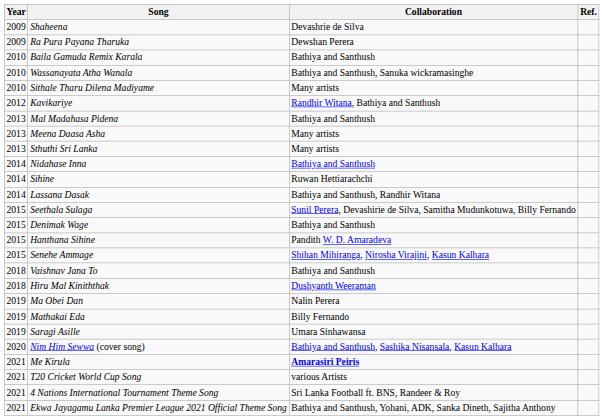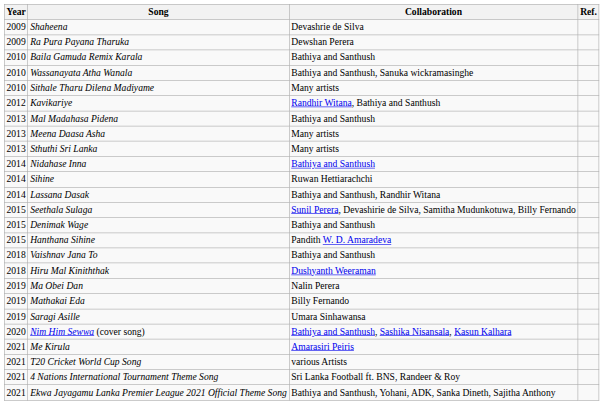- row: (62, 255)
(325, 362) bold -> (323, 347) normal
